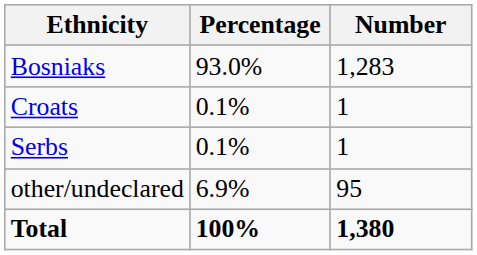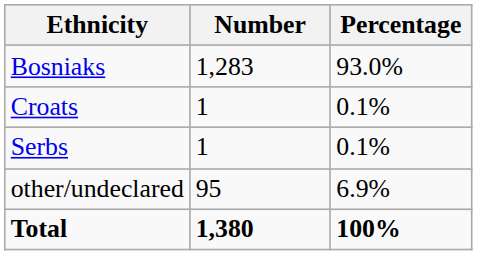columns swapped: (401, 24) <-> (260, 24)
